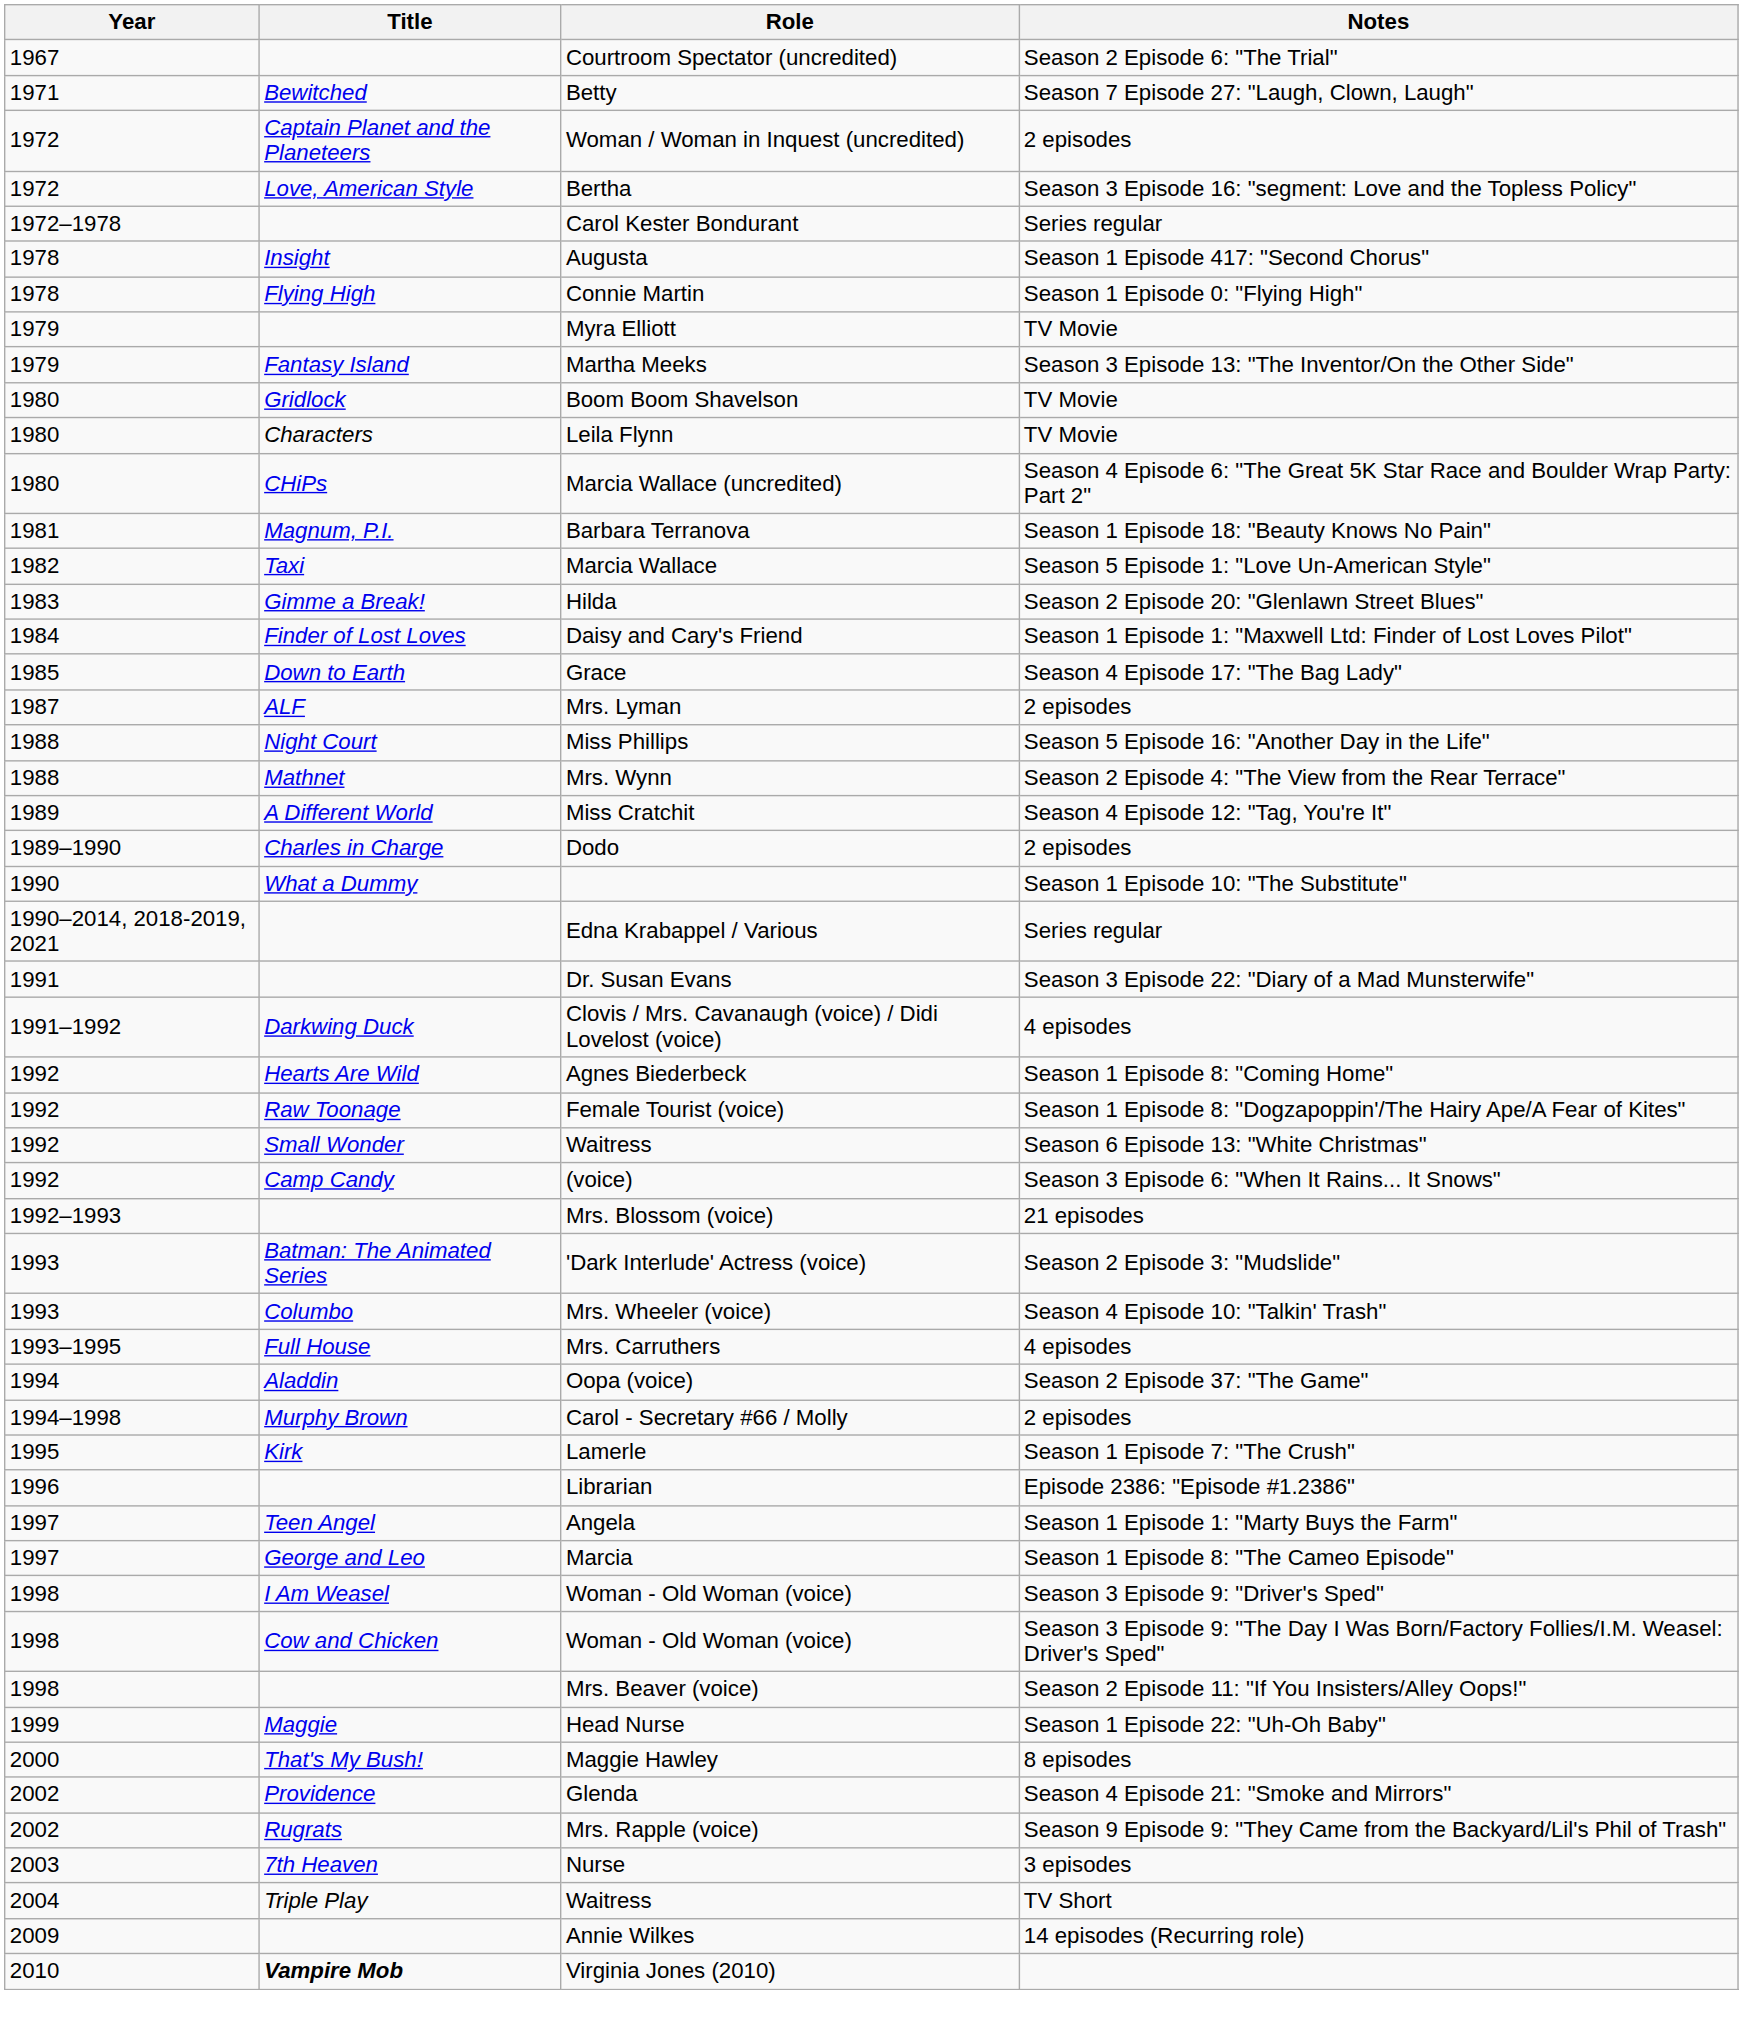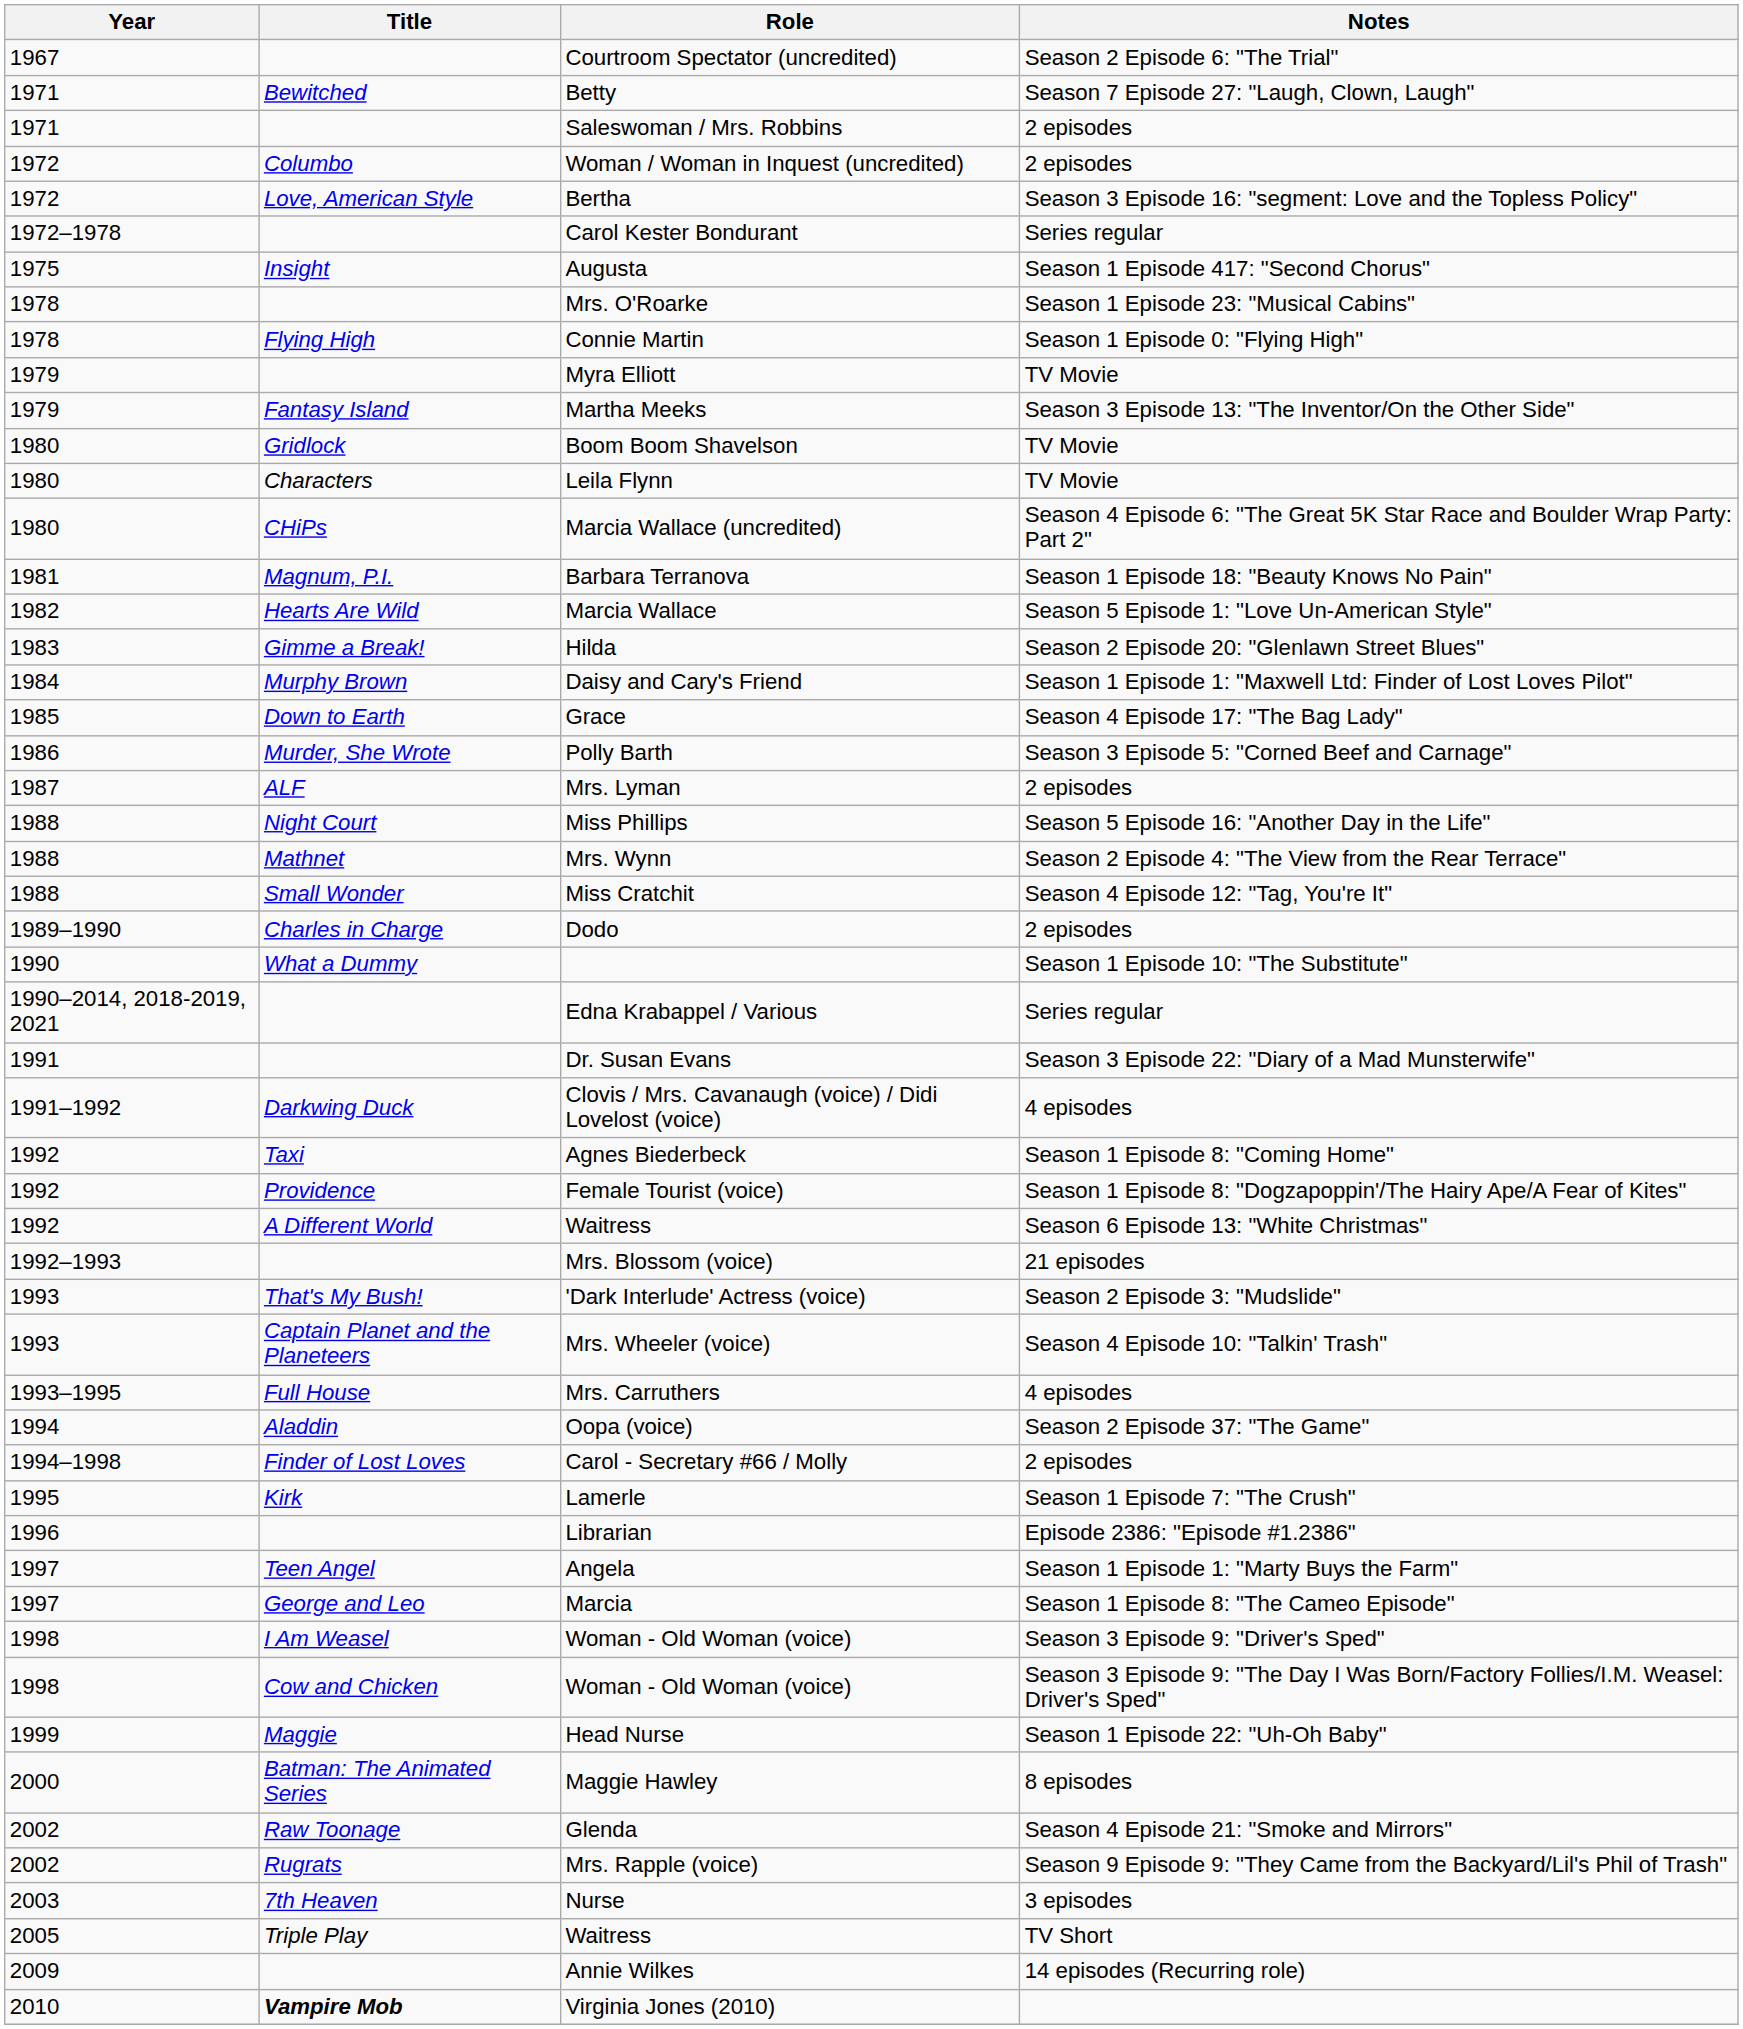+ row: (704, 127)
(377, 140) Captain Planet and the Planeteers -> (308, 163) Columbo
(35, 258) 1978 -> (35, 269) 1975
+ row: (637, 304)
(284, 565) Taxi -> (341, 611) Hearts Are Wild
(365, 636) Finder of Lost Loves -> (336, 682) Murphy Brown
+ row: (619, 752)
(35, 812) 1989 -> (35, 893) 1988
(348, 812) A Different World -> (334, 893) Small Wonder
(341, 1074) Hearts Are Wild -> (284, 1155) Taxi
(332, 1109) Raw Toonage -> (320, 1190) Providence
(334, 1145) Small Wonder -> (348, 1225) A Different World
- row: (599, 1180)
(377, 1263) Batman: The Animated Series -> (343, 1296) That's My Bush!
(309, 1311) Columbo -> (377, 1344) Captain Planet and the Planeteers
(336, 1417) Murphy Brown -> (365, 1462) Finder of Lost Loves
- row: (662, 1688)
(344, 1759) That's My Bush! -> (377, 1782) Batman: The Animated Series
(320, 1794) Providence -> (332, 1830) Raw Toonage
(35, 1900) 2004 -> (35, 1935) 2005
